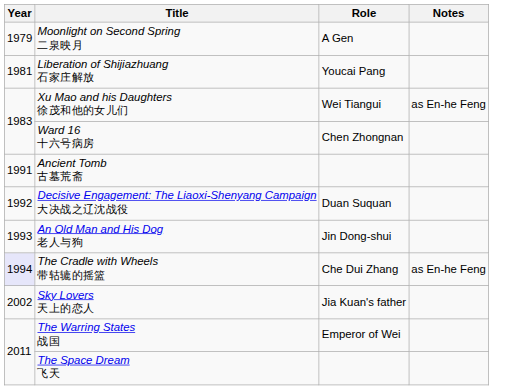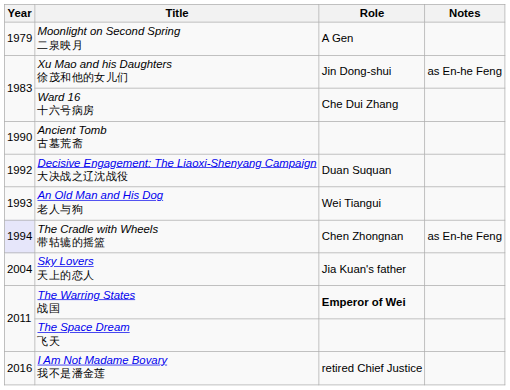- row: (103, 71)
(351, 104) Wei Tiangui -> (357, 71) Jin Dong-shui
(363, 137) Chen Zhongnan -> (360, 104) Che Dui Zhang
(20, 170) 1991 -> (20, 137) 1990
(357, 236) Jin Dong-shui -> (351, 203) Wei Tiangui
(360, 269) Che Dui Zhang -> (363, 236) Chen Zhongnan
(20, 302) 2002 -> (20, 269) 2004
(361, 335) normal -> (364, 302) bold
+ row: (102, 367)
